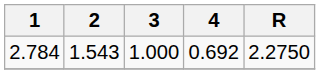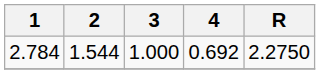(94, 52) 1.543 -> (94, 52) 1.544
